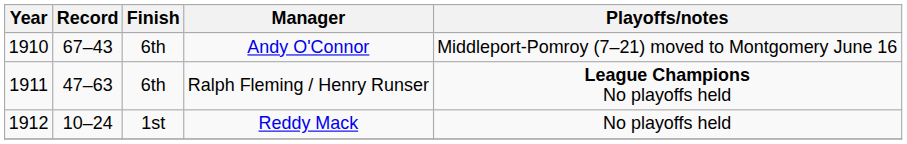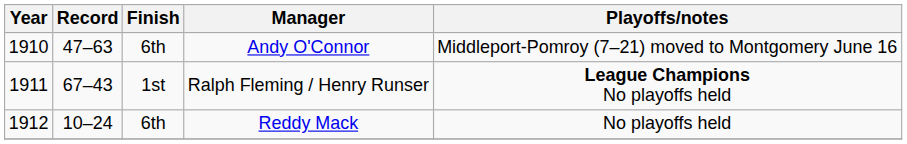(88, 47) 67–43 -> (88, 47) 47–63
(88, 85) 47–63 -> (88, 85) 67–43
(153, 85) 6th -> (153, 85) 1st
(153, 124) 1st -> (153, 124) 6th
